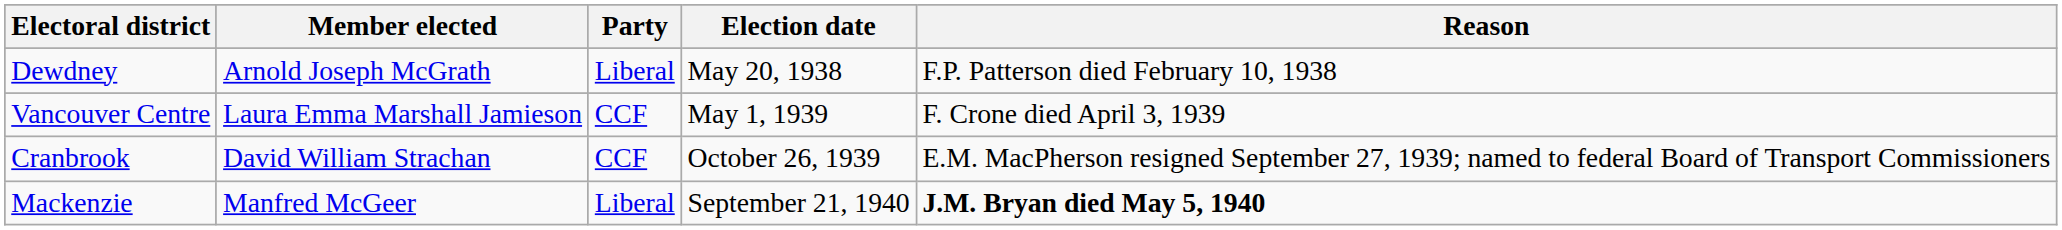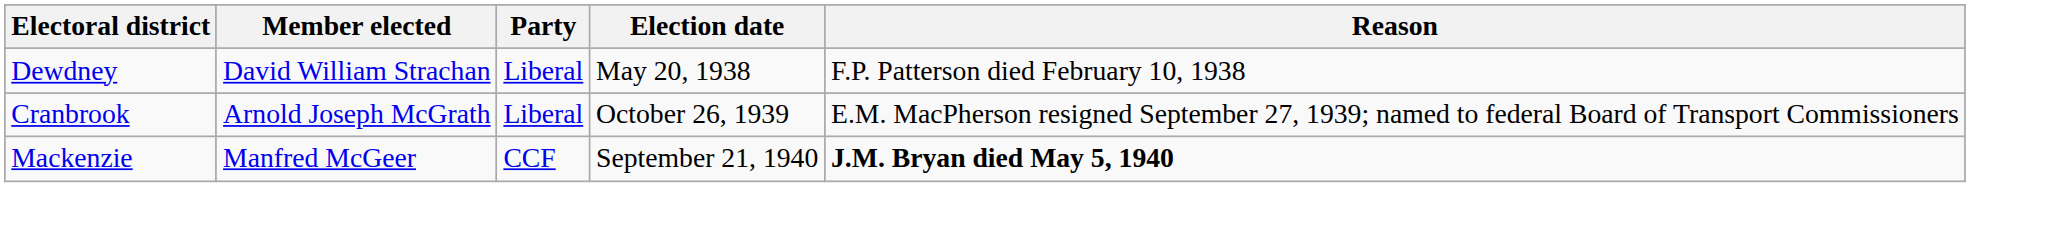(357, 70) Arnold Joseph McGrath -> (357, 70) David William Strachan
- row: (111, 114)
(357, 158) David William Strachan -> (357, 114) Arnold Joseph McGrath
(621, 158) CCF -> (543, 114) Liberal
(635, 202) Liberal -> (530, 158) CCF
